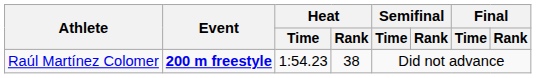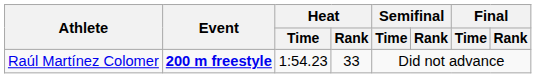(351, 62) 38 -> (351, 62) 33
